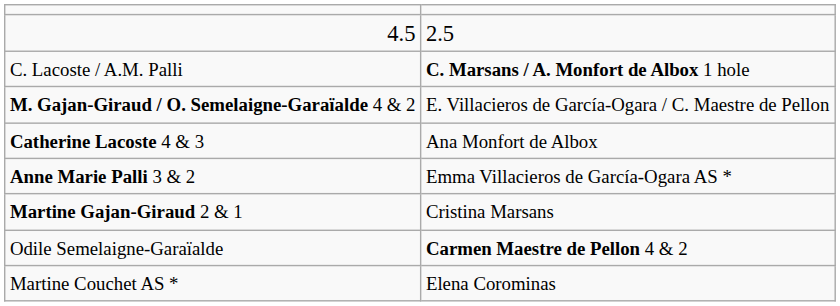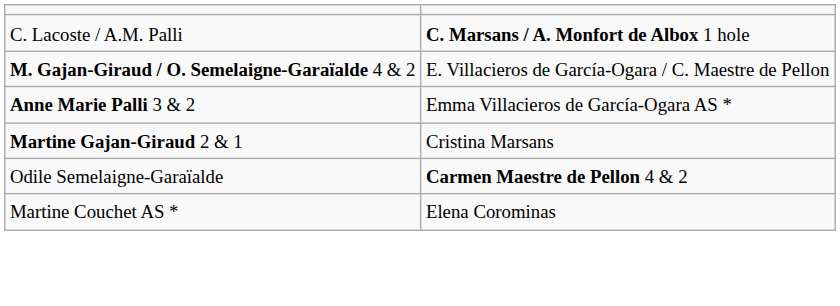- row: (401, 32)
- row: (107, 141)
